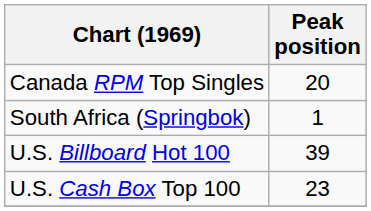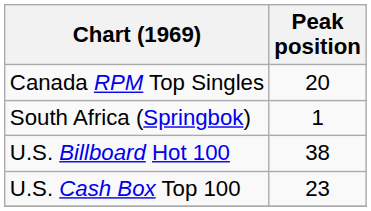(318, 152) 39 -> (318, 152) 38
